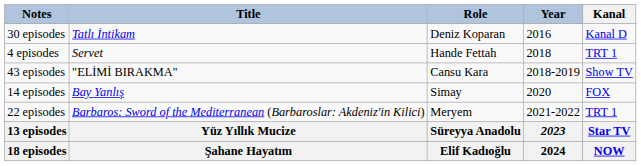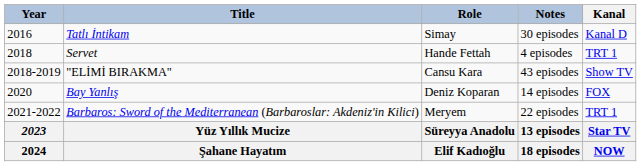columns swapped: (553, 14) <-> (37, 14)
(468, 33) Deniz Koparan -> (440, 33) Simay
(446, 92) Simay -> (462, 92) Deniz Koparan
